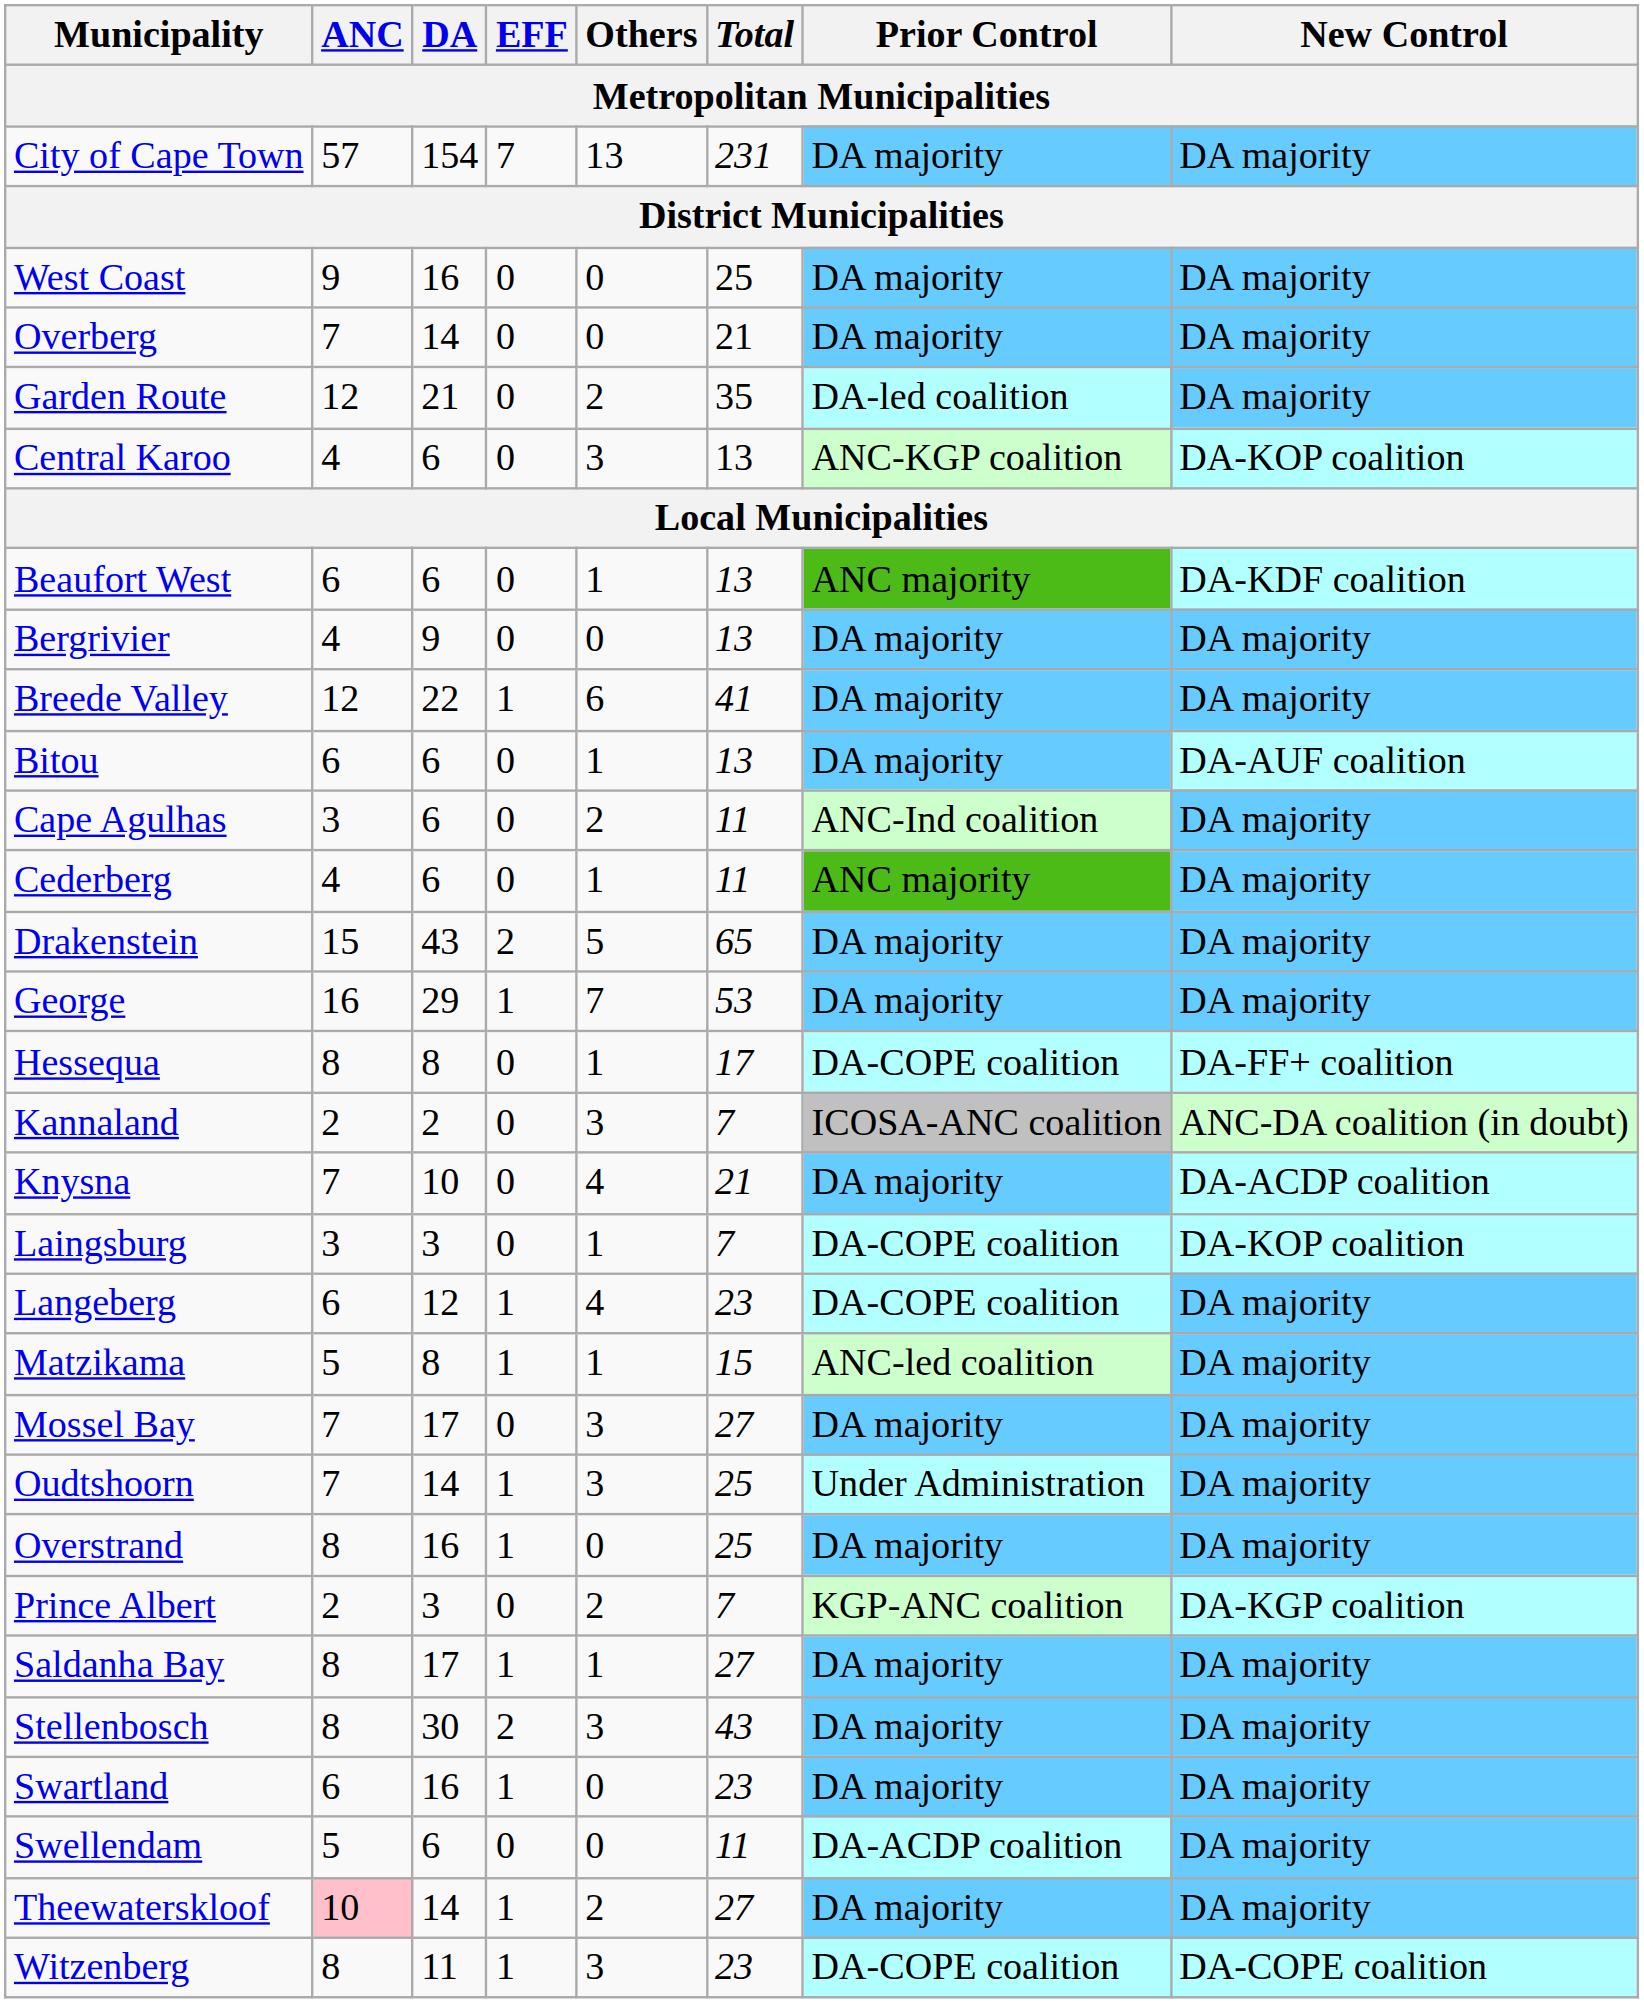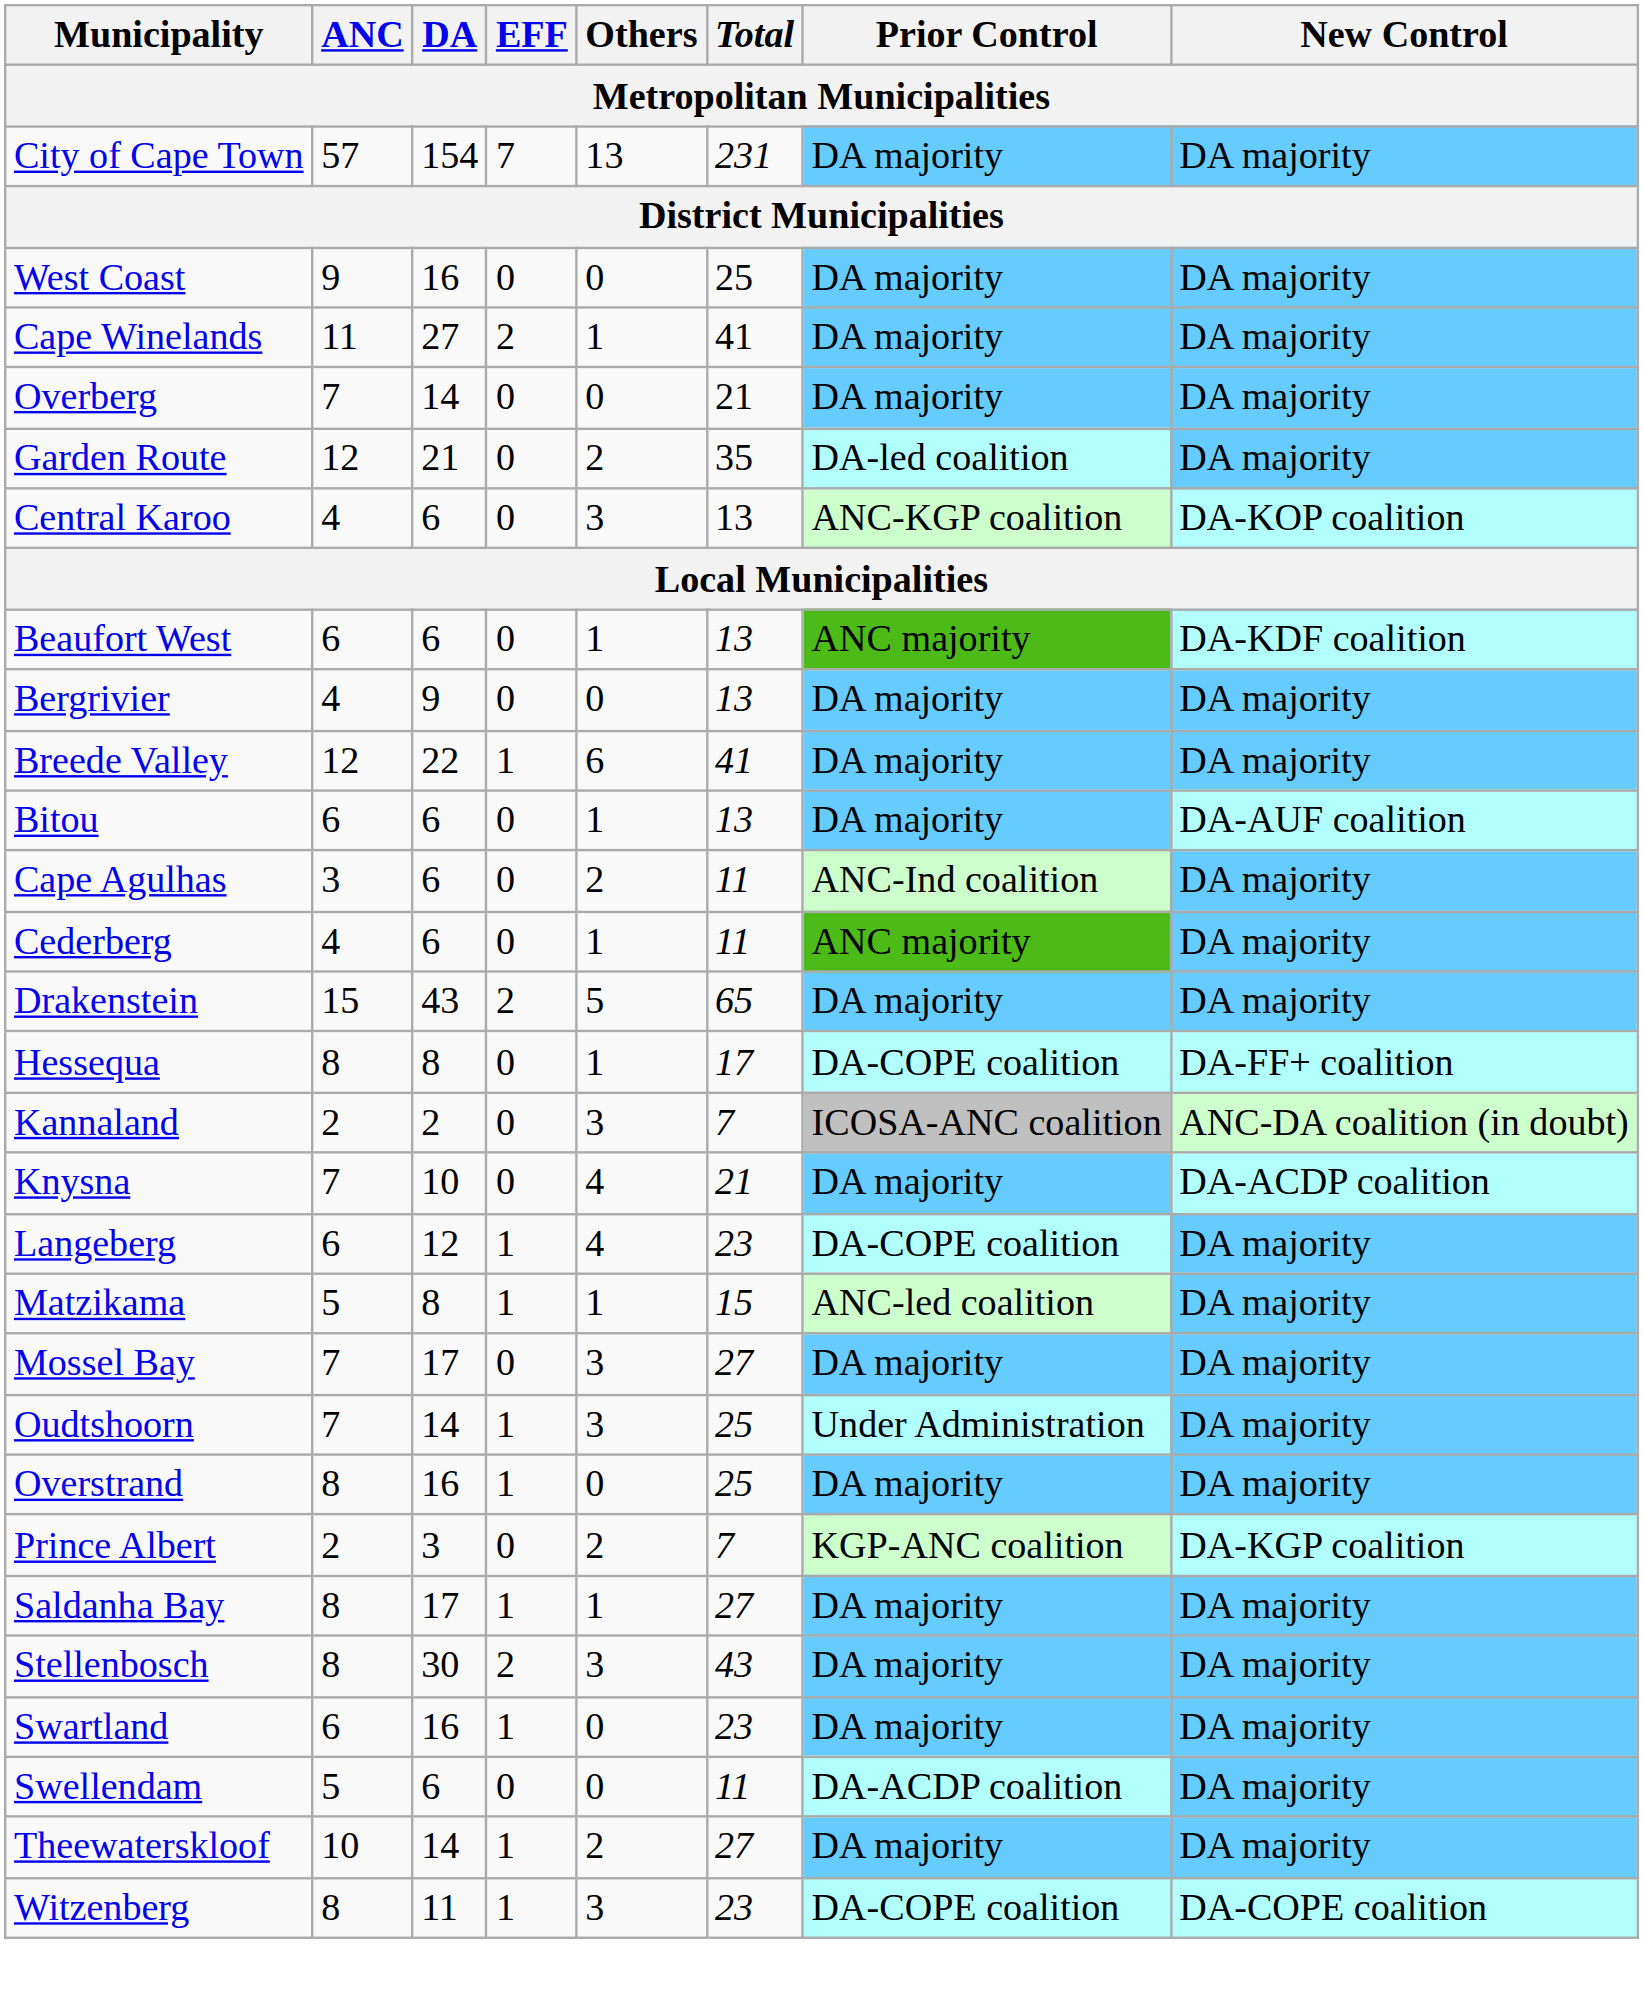+ row: (138, 336)
- row: (70, 1000)
- row: (100, 1242)
(340, 1906) pink background -> (340, 1846) no background
